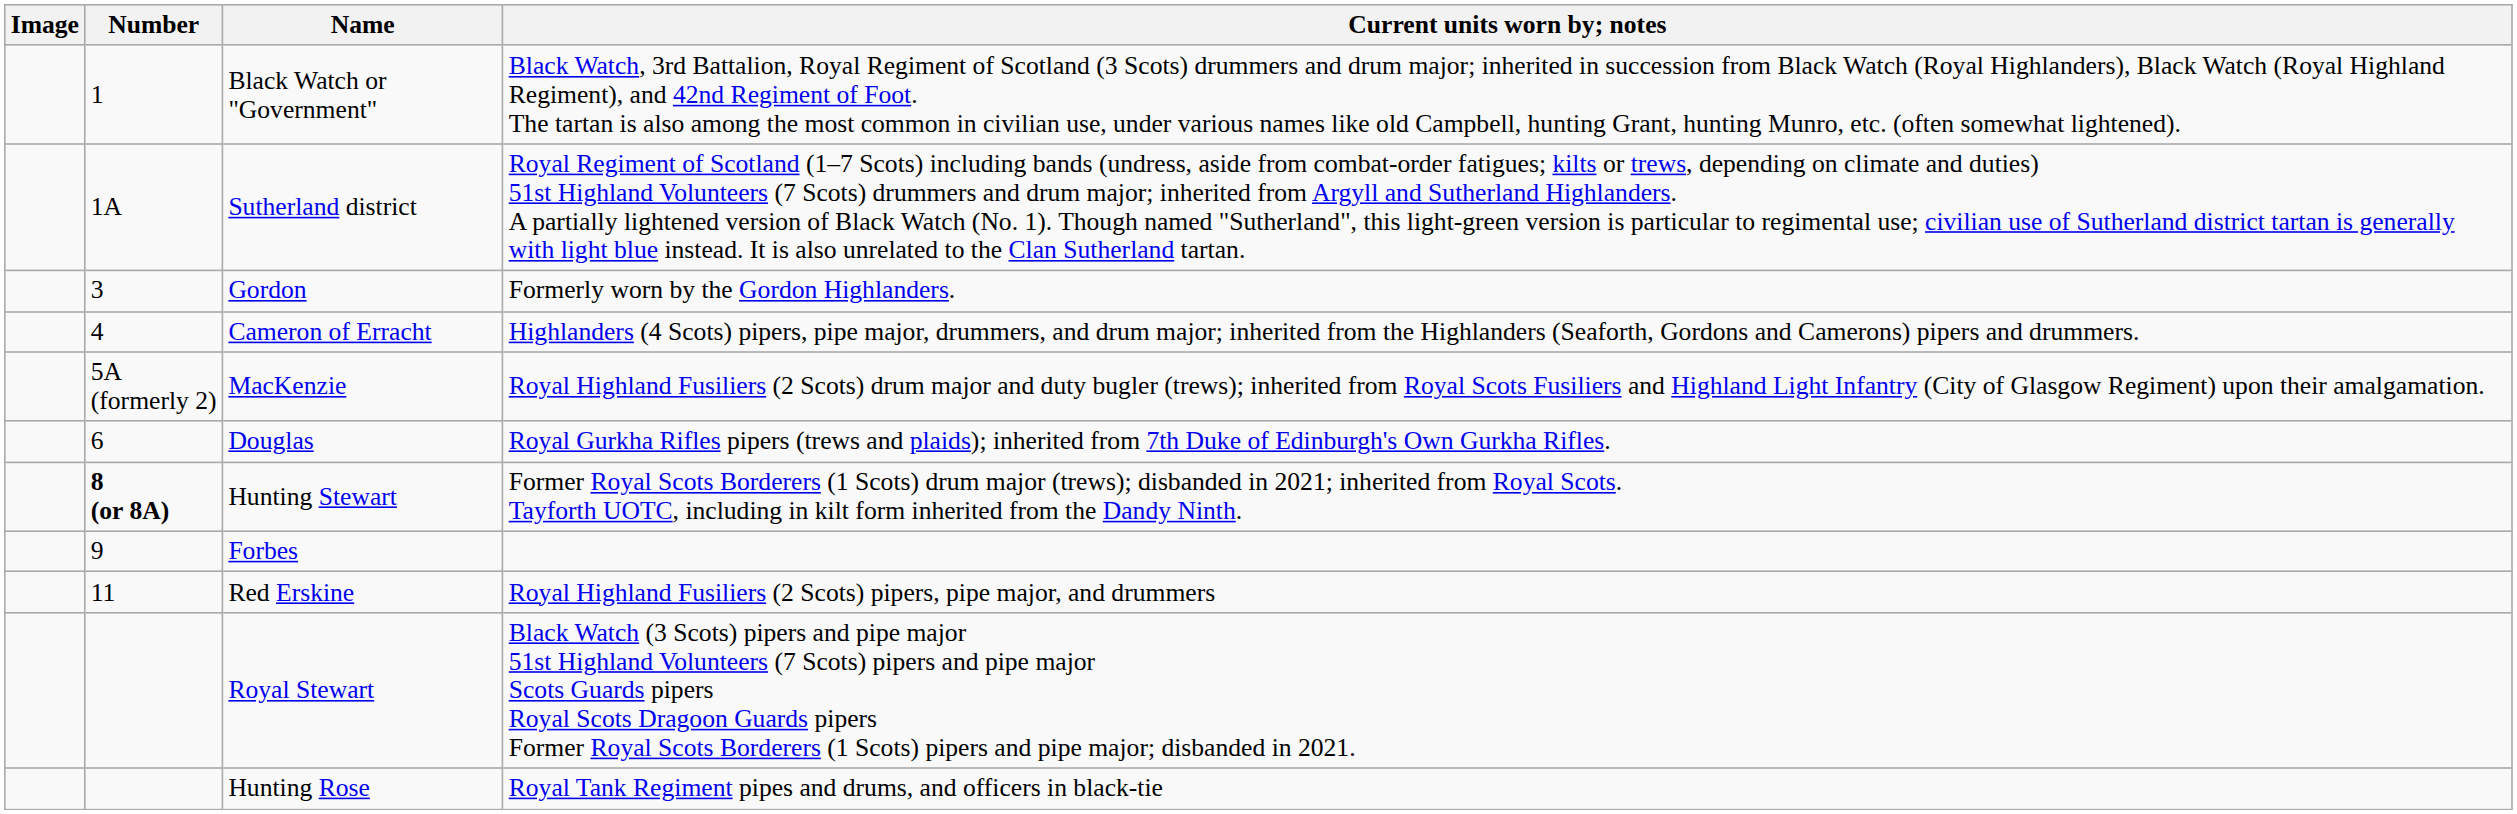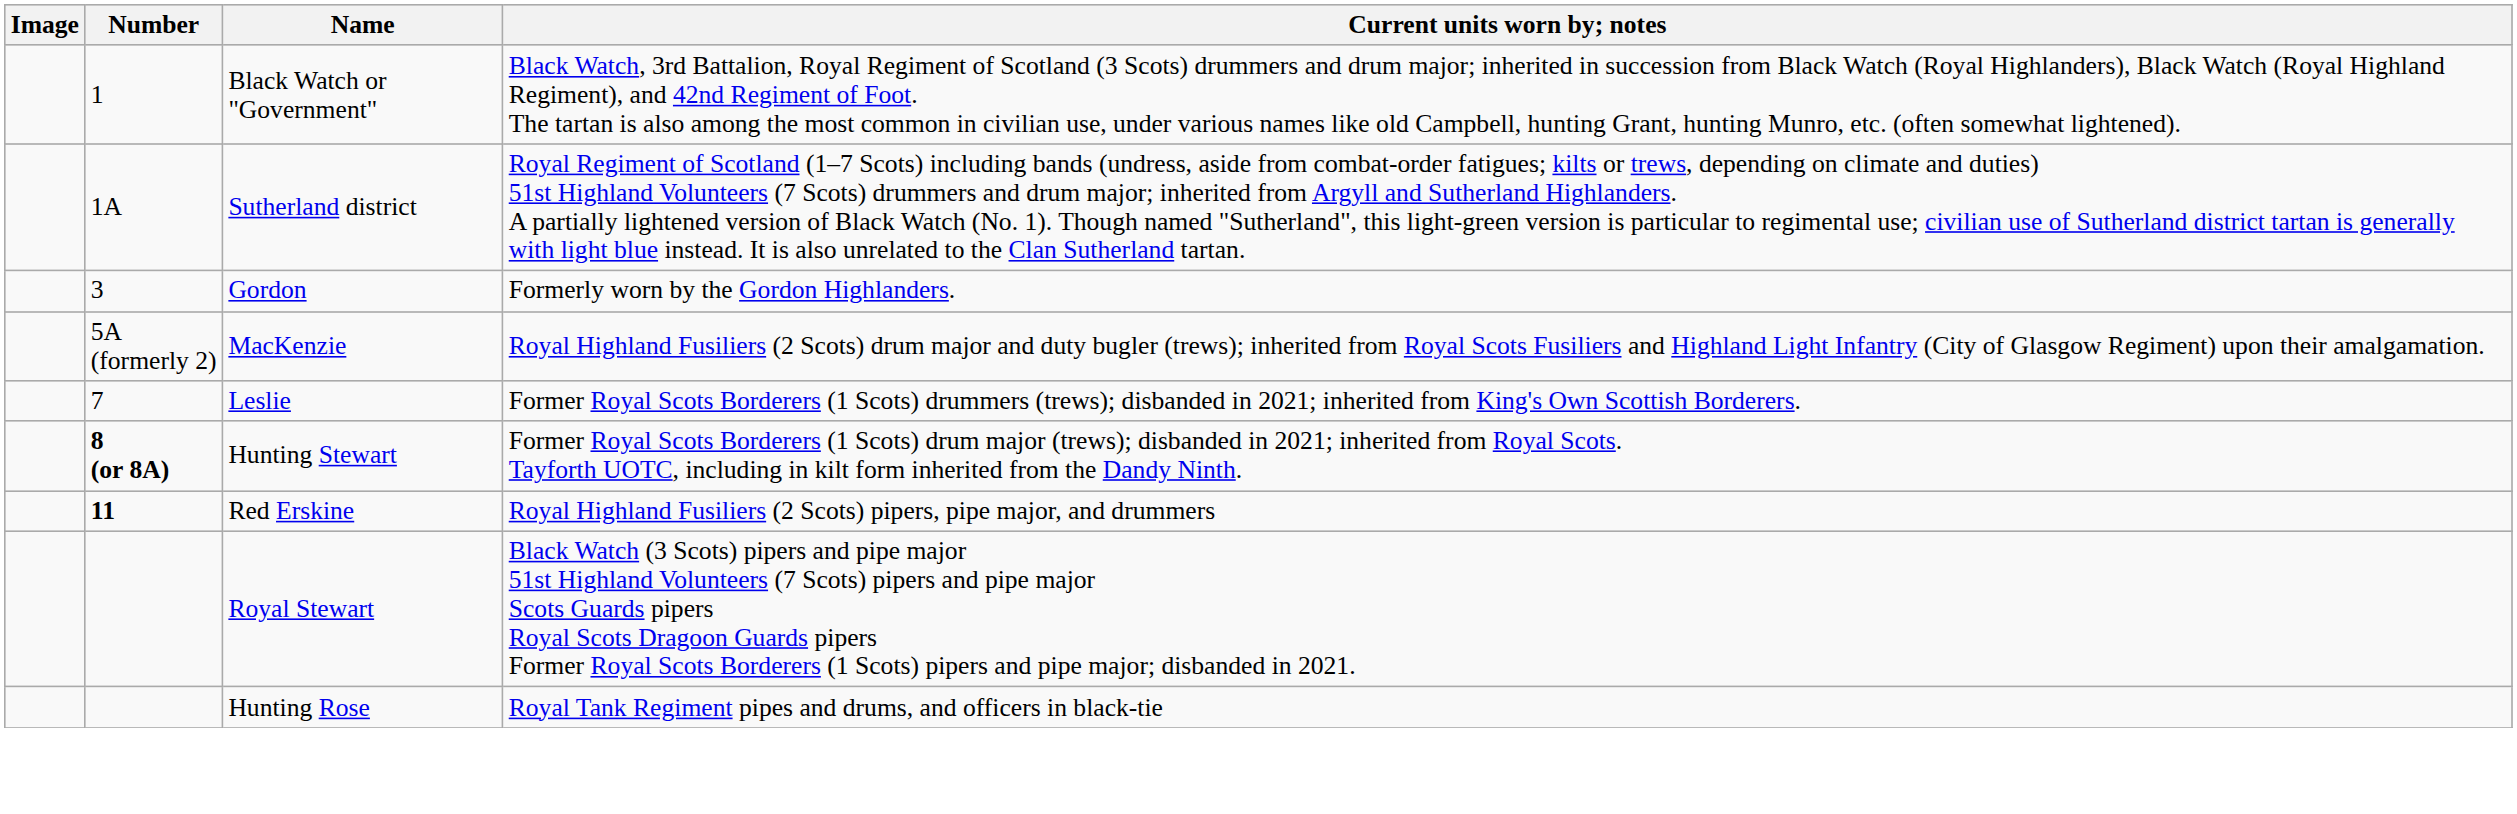- row: (330, 331)
- row: (271, 441)
+ row: (260, 400)
- row: (263, 551)
(103, 591) normal -> (103, 510) bold
